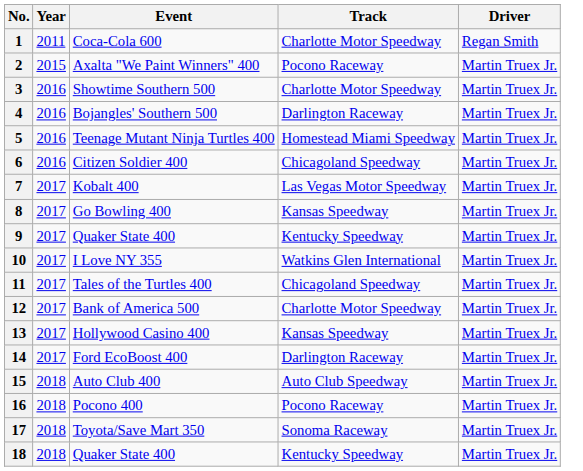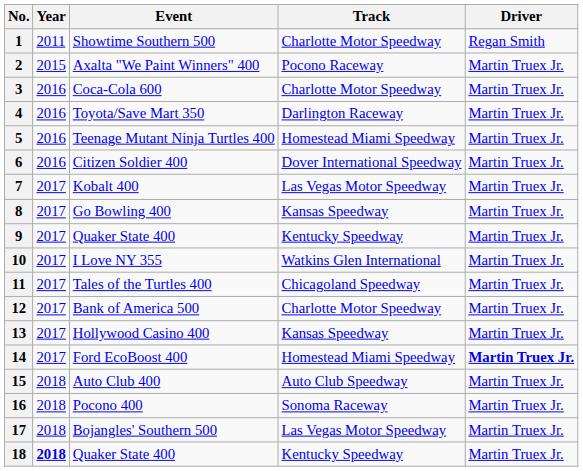(117, 41) Coca-Cola 600 -> (144, 41) Showtime Southern 500
(144, 89) Showtime Southern 500 -> (117, 89) Coca-Cola 600
(145, 114) Bojangles' Southern 500 -> (139, 114) Toyota/Save Mart 350
(351, 162) Chicagoland Speedway -> (372, 162) Dover International Speedway
(342, 357) Darlington Raceway -> (368, 357) Homestead Miami Speedway
(510, 357) normal -> (521, 357) bold
(332, 405) Pocono Raceway -> (335, 405) Sonoma Raceway
(139, 430) Toyota/Save Mart 350 -> (145, 430) Bojangles' Southern 500
(335, 430) Sonoma Raceway -> (364, 430) Las Vegas Motor Speedway
(51, 454) normal -> (51, 454) bold
